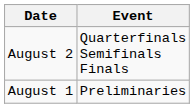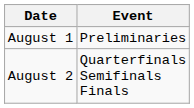rows swapped: (41, 92) <-> (41, 54)
